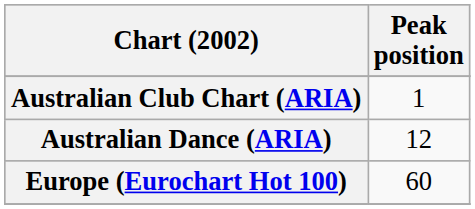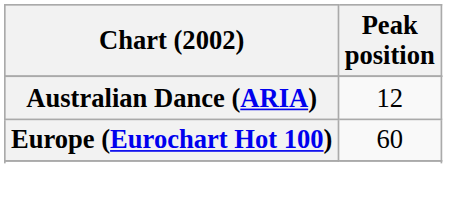- row: (186, 97)
